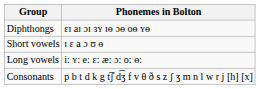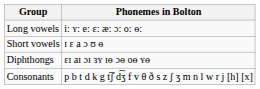rows swapped: (33, 60) <-> (30, 28)
